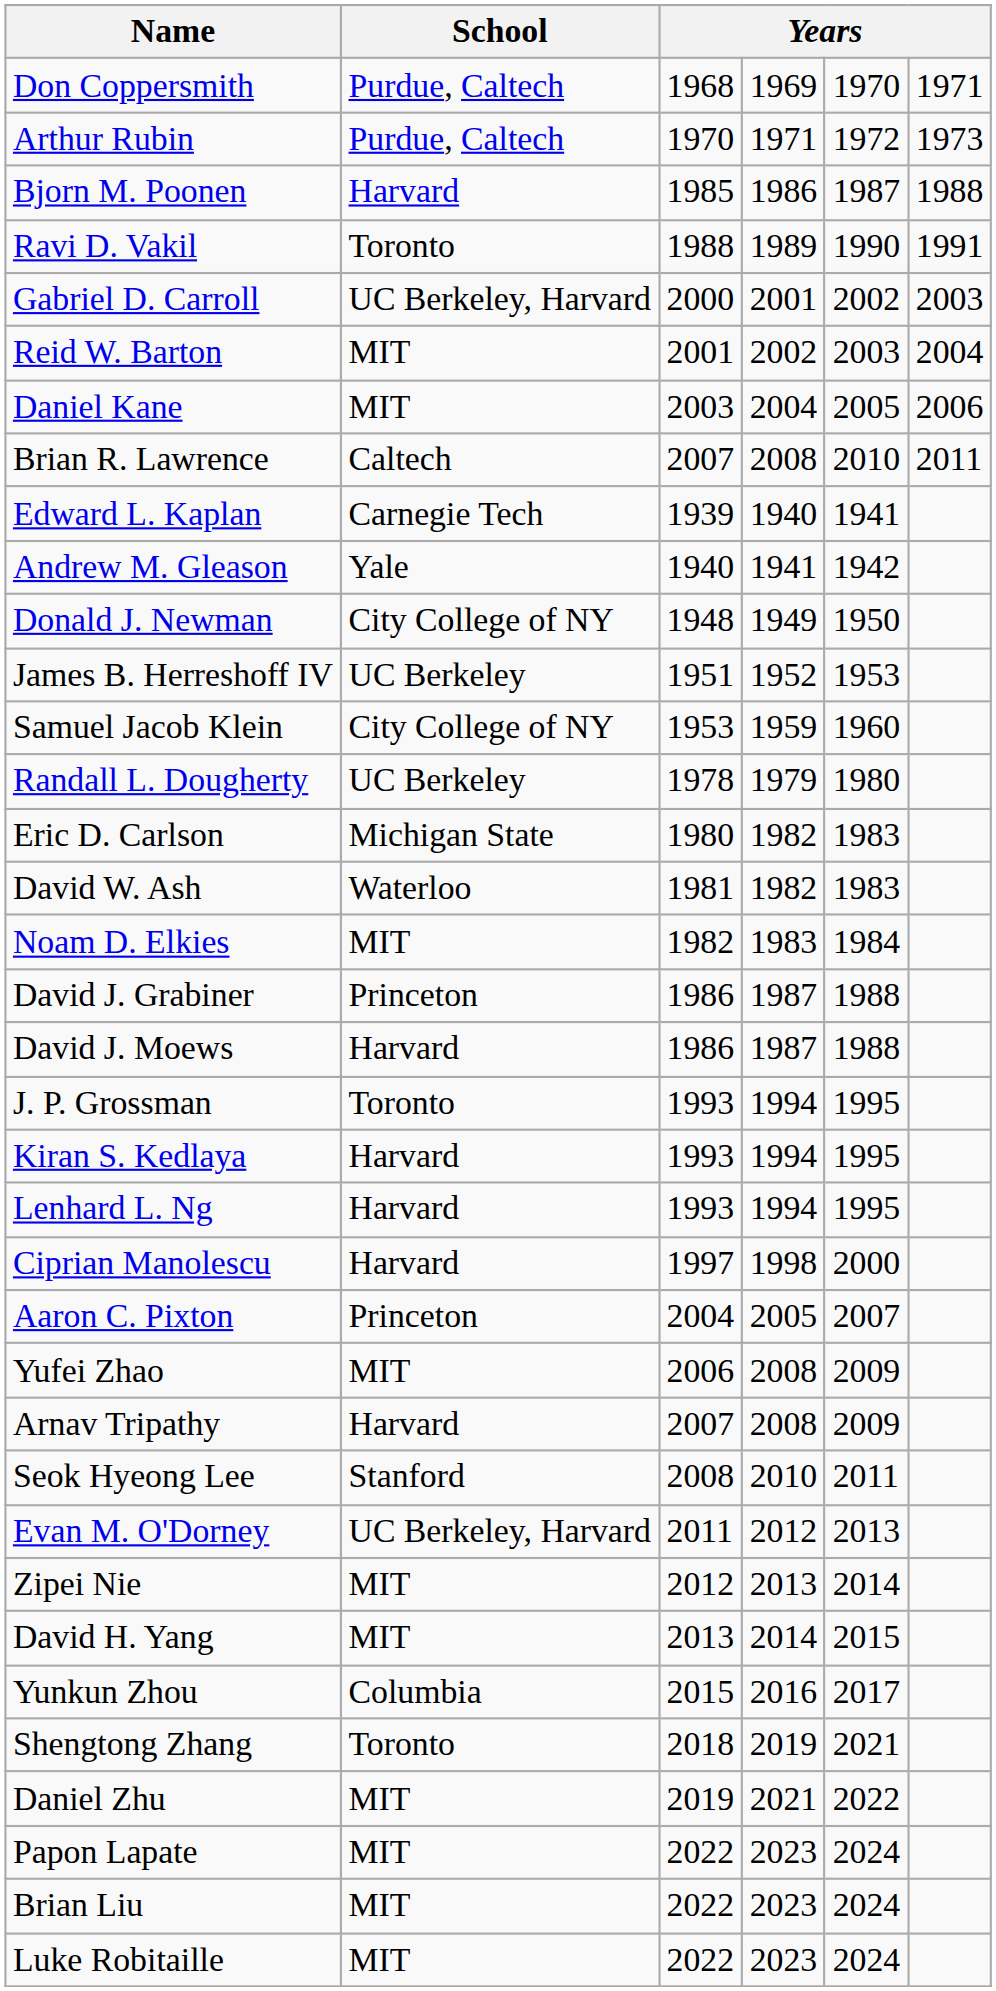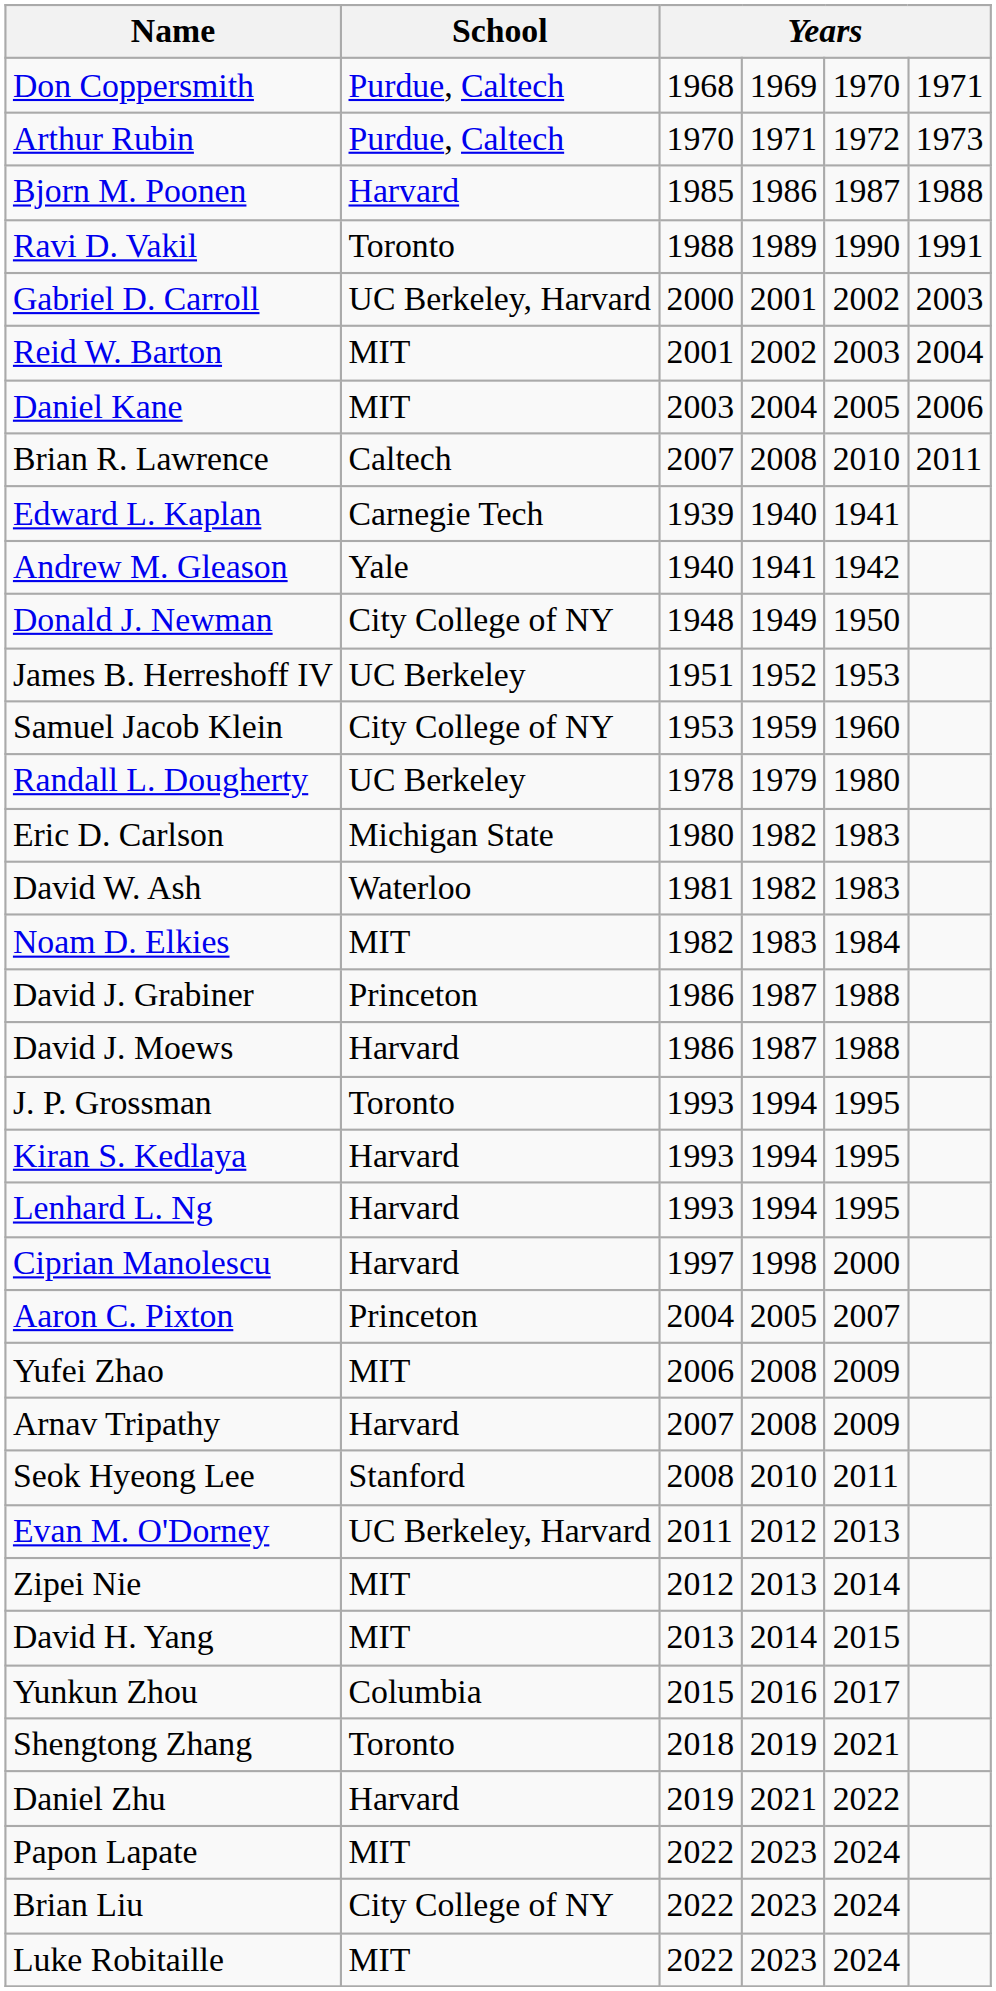(379, 1798) MIT -> (404, 1798) Harvard
(379, 1905) MIT -> (481, 1905) City College of NY
